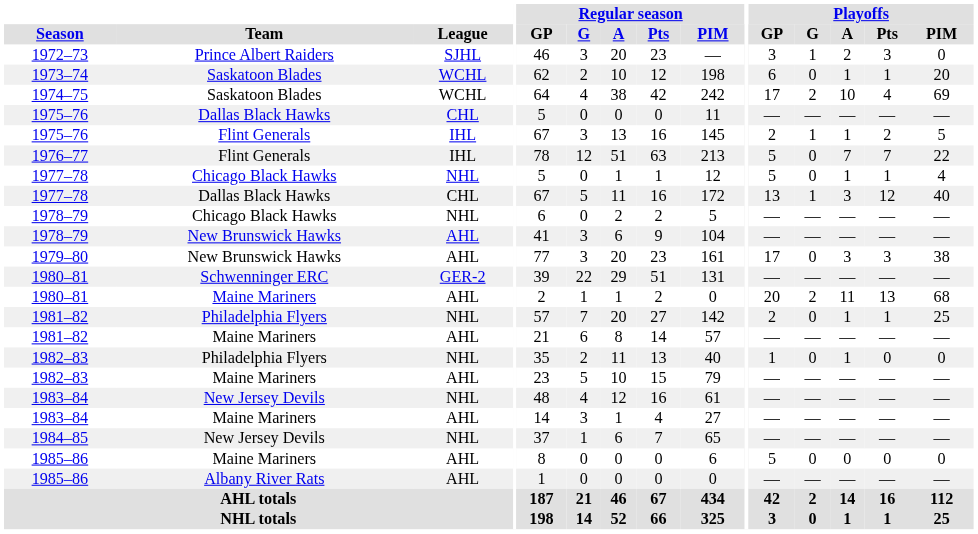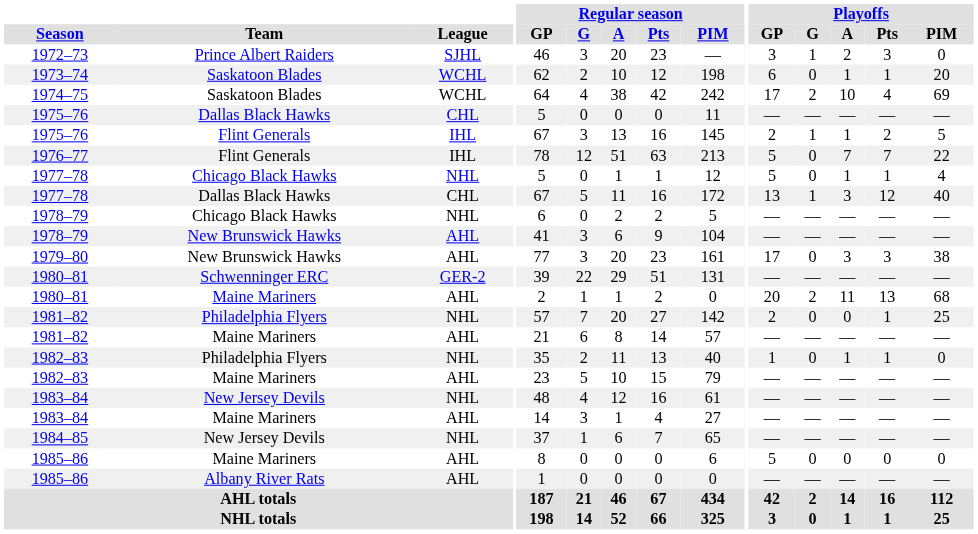(847, 317) 1 -> (847, 317) 0
(887, 357) 0 -> (887, 357) 1
